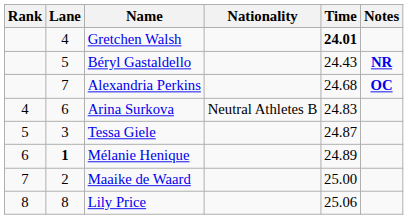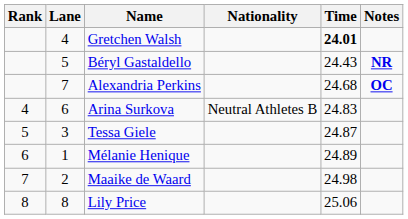(65, 156) bold -> (65, 156) normal
(341, 179) 25.00 -> (341, 179) 24.98
